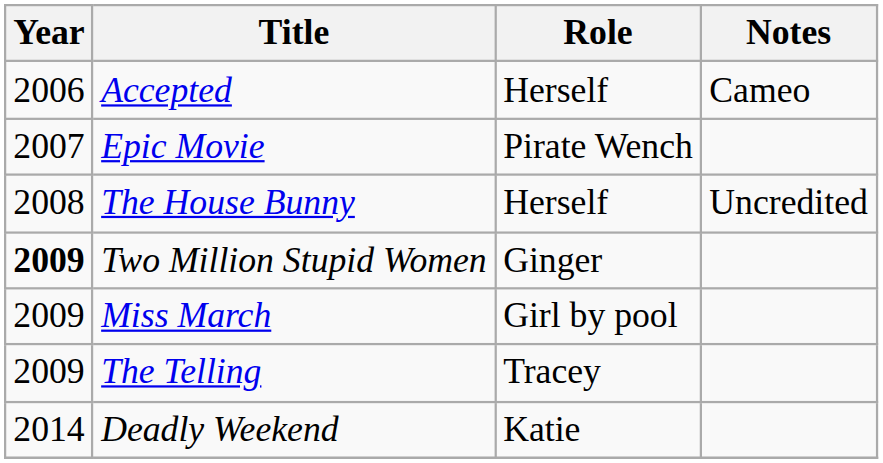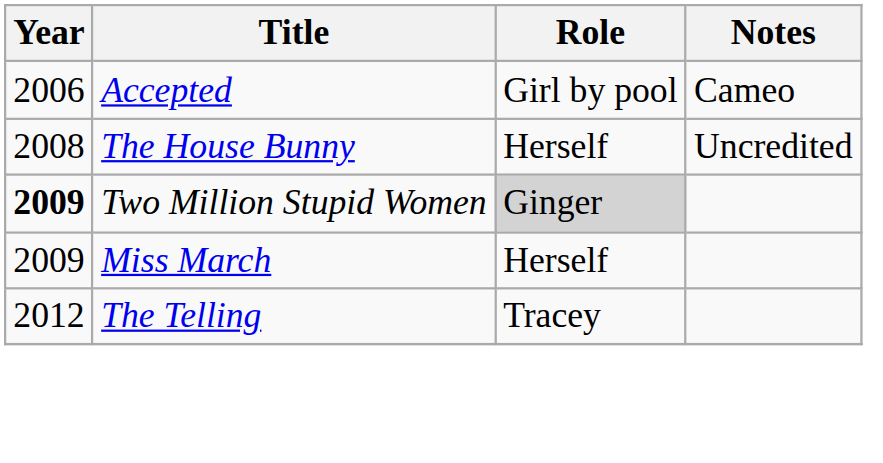(556, 89) Herself -> (590, 89) Girl by pool
- row: (183, 145)
(553, 259) no background -> (553, 202) lightgrey background
(590, 315) Girl by pool -> (556, 259) Herself
(49, 372) 2009 -> (49, 315) 2012
- row: (220, 428)
